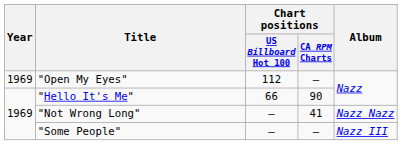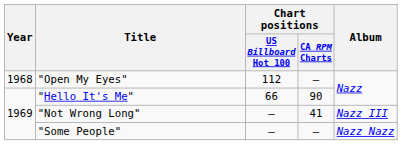(20, 79) 1969 -> (20, 79) 1968
(366, 114) Nazz Nazz -> (362, 114) Nazz III
(362, 131) Nazz III -> (366, 131) Nazz Nazz
